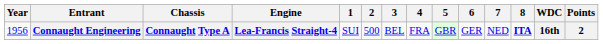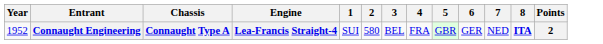- column: (549, 13)
(17, 30) 1956 -> (17, 30) 1952
(372, 30) 500 -> (372, 30) 580
